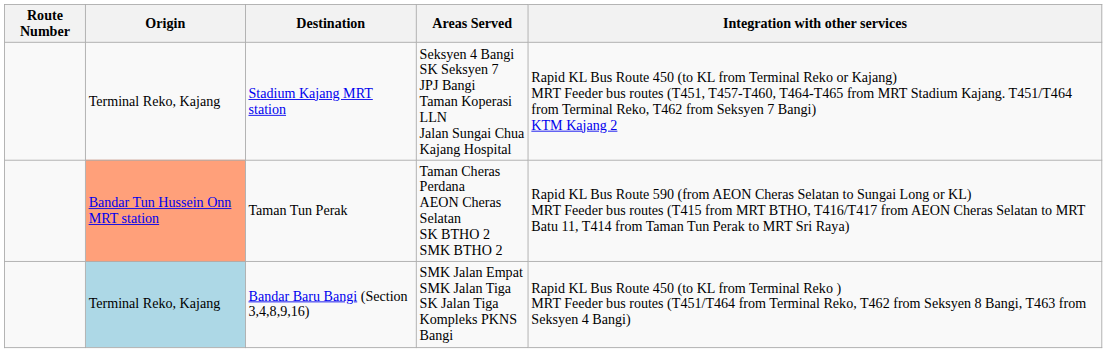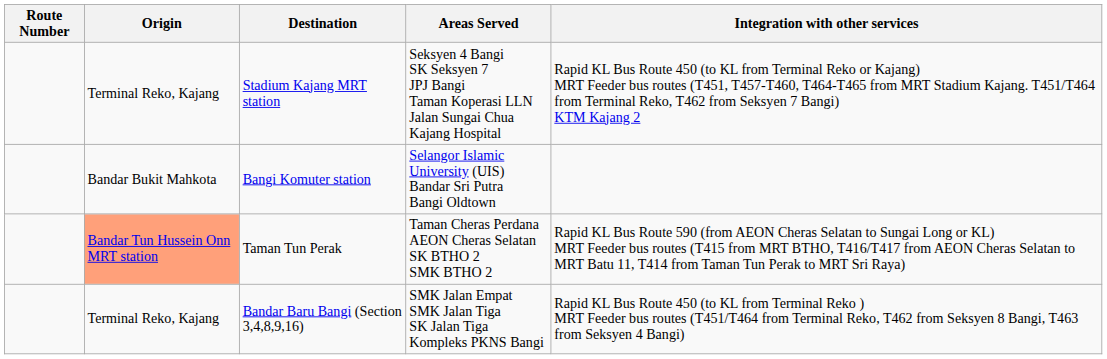+ row: (307, 179)
(154, 304) lightblue background -> (153, 318) no background
